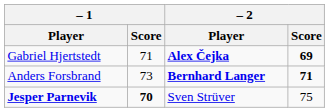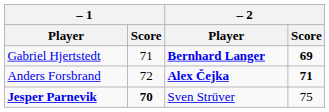(198, 55) Alex Čejka -> (216, 55) Bernhard Langer
(146, 76) 73 -> (146, 76) 72
(216, 76) Bernhard Langer -> (198, 76) Alex Čejka
